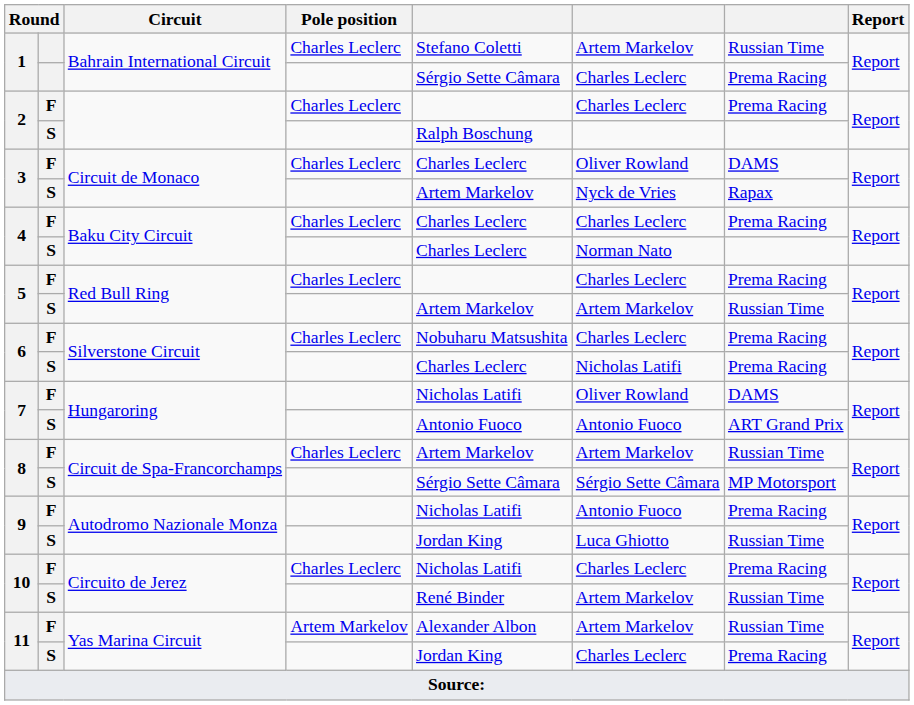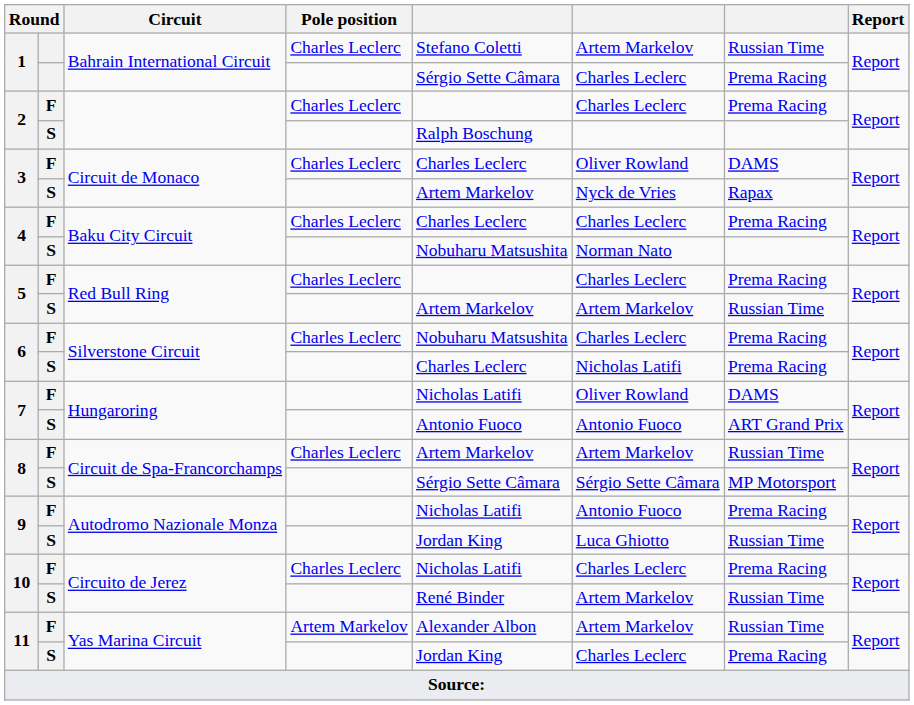(471, 250) Charles Leclerc -> (492, 250) Nobuharu Matsushita
